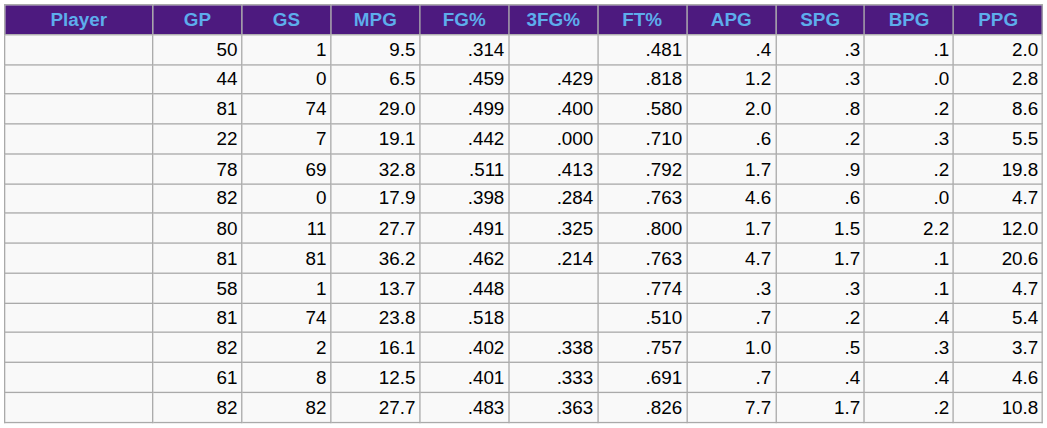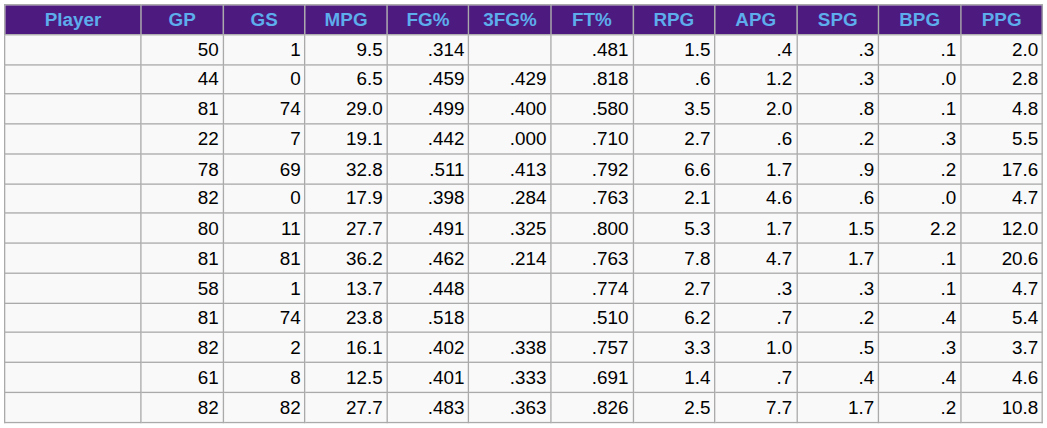+ column: (674, 20)
(941, 109) .2 -> (948, 109) .1
(1025, 109) 8.6 -> (1025, 109) 4.8
(1020, 169) 19.8 -> (1020, 169) 17.6
